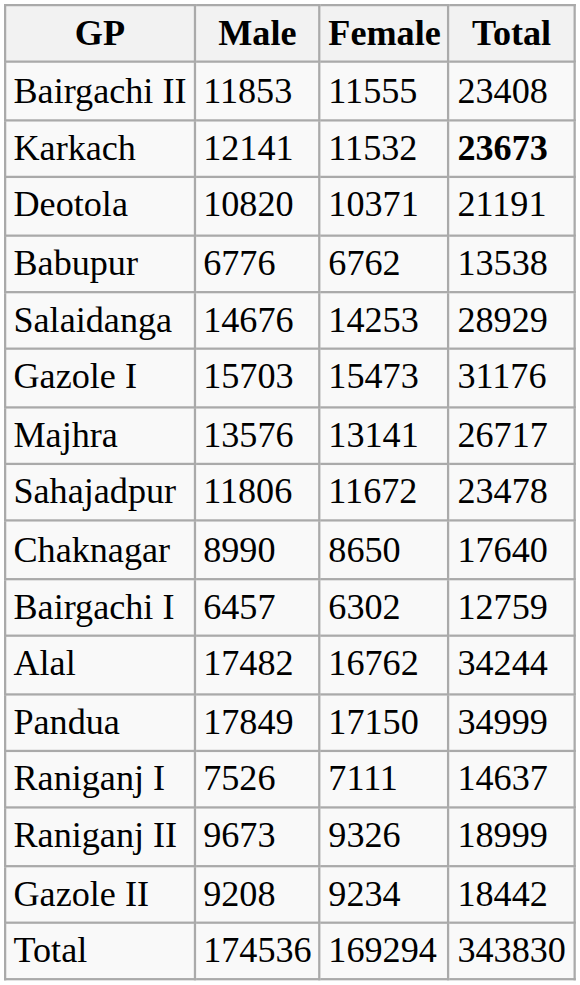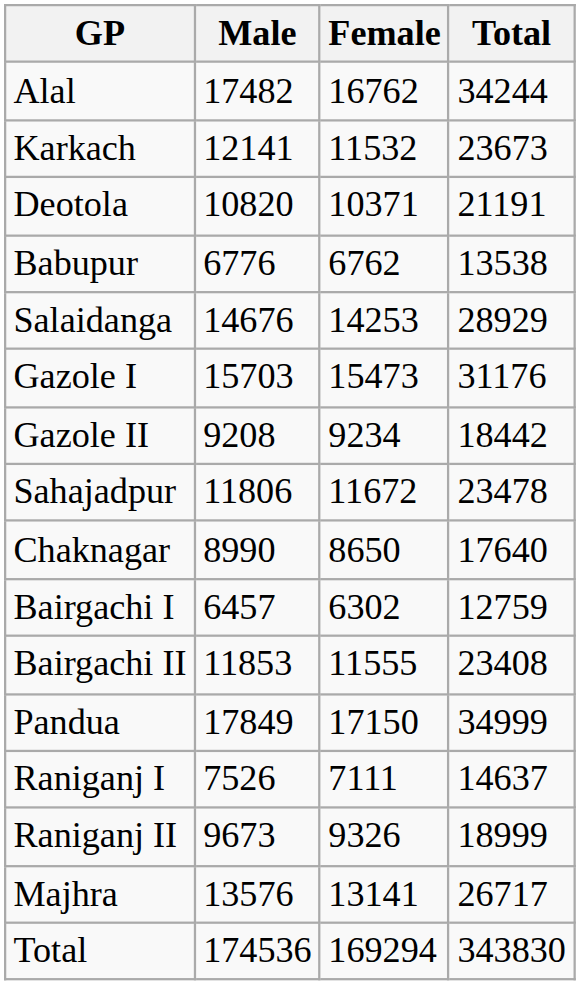rows swapped: (45, 663) <-> (100, 90)
(503, 147) bold -> (503, 147) normal
rows swapped: (81, 893) <-> (66, 434)
